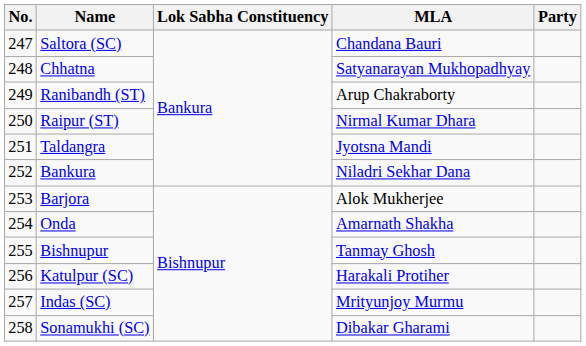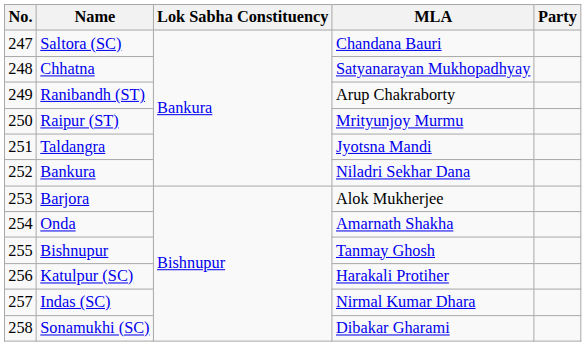(406, 120) Nirmal Kumar Dhara -> (400, 120) Mrityunjoy Murmu
(400, 302) Mrityunjoy Murmu -> (406, 302) Nirmal Kumar Dhara
